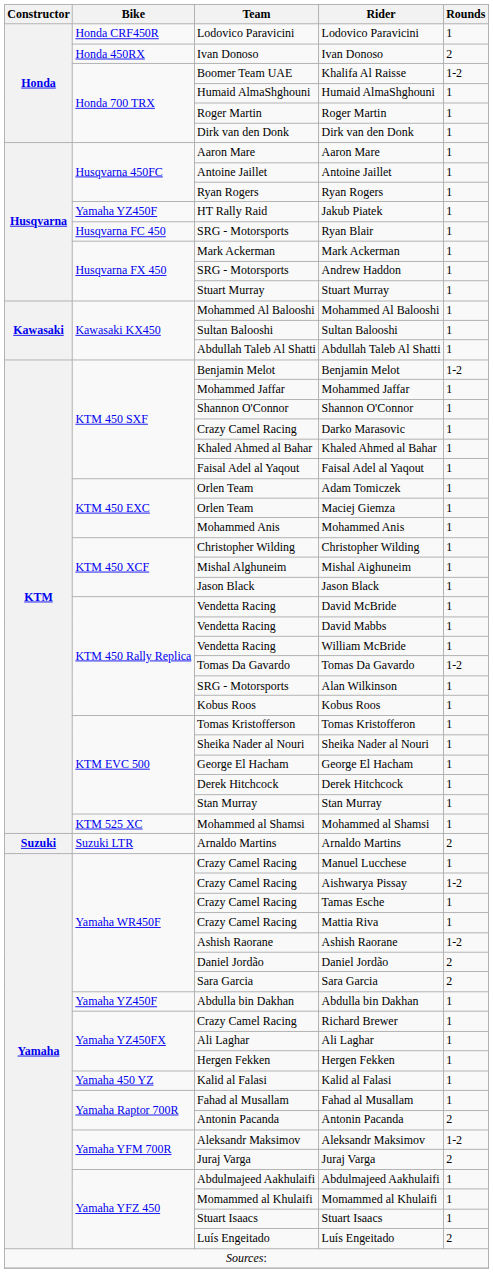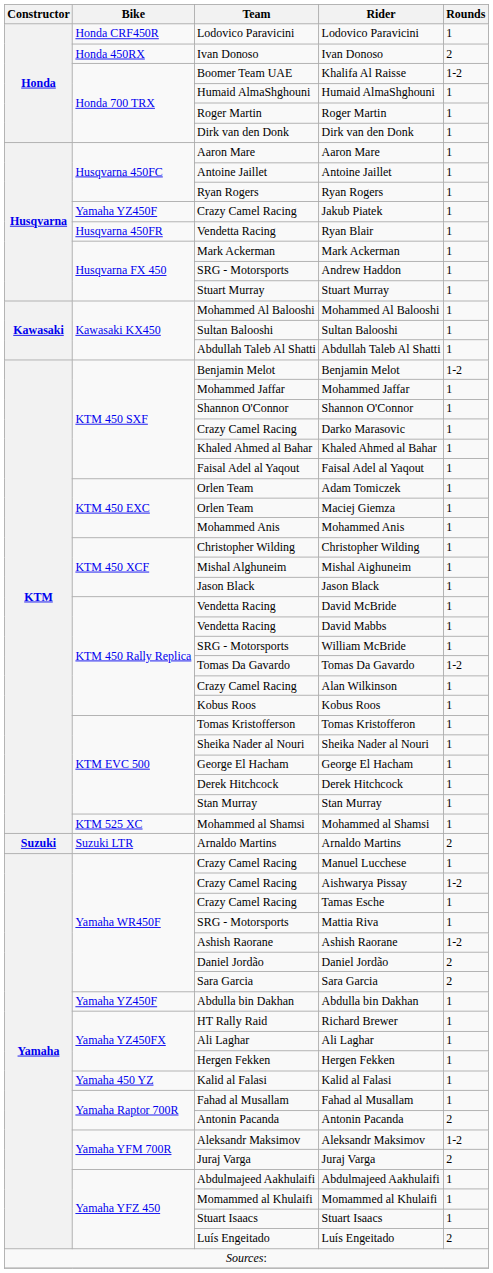(232, 211) HT Rally Raid -> (247, 211) Crazy Camel Racing
(121, 231) Husqvarna FC 450 -> (119, 231) Husqvarna 450FR
(243, 231) SRG - Motorsports -> (236, 231) Vendetta Racing
(236, 645) Vendetta Racing -> (243, 645) SRG - Motorsports
(243, 685) SRG - Motorsports -> (247, 685) Crazy Camel Racing
(247, 922) Crazy Camel Racing -> (243, 922) SRG - Motorsports
(247, 1020) Crazy Camel Racing -> (232, 1020) HT Rally Raid
